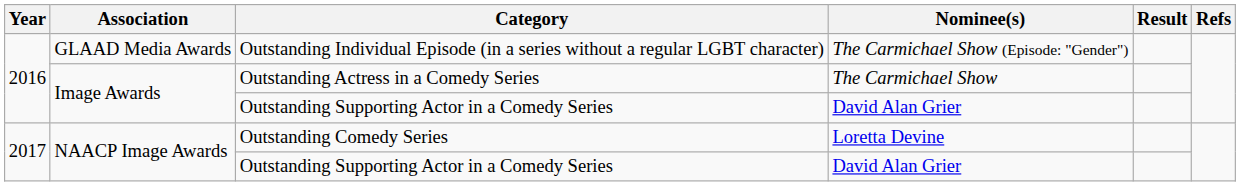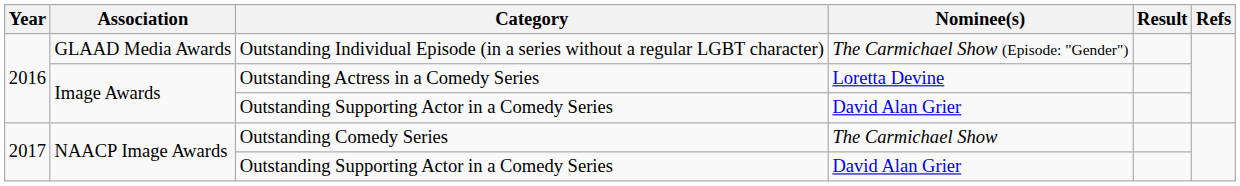(915, 78) The Carmichael Show -> (888, 78) Loretta Devine
(888, 136) Loretta Devine -> (915, 136) The Carmichael Show
